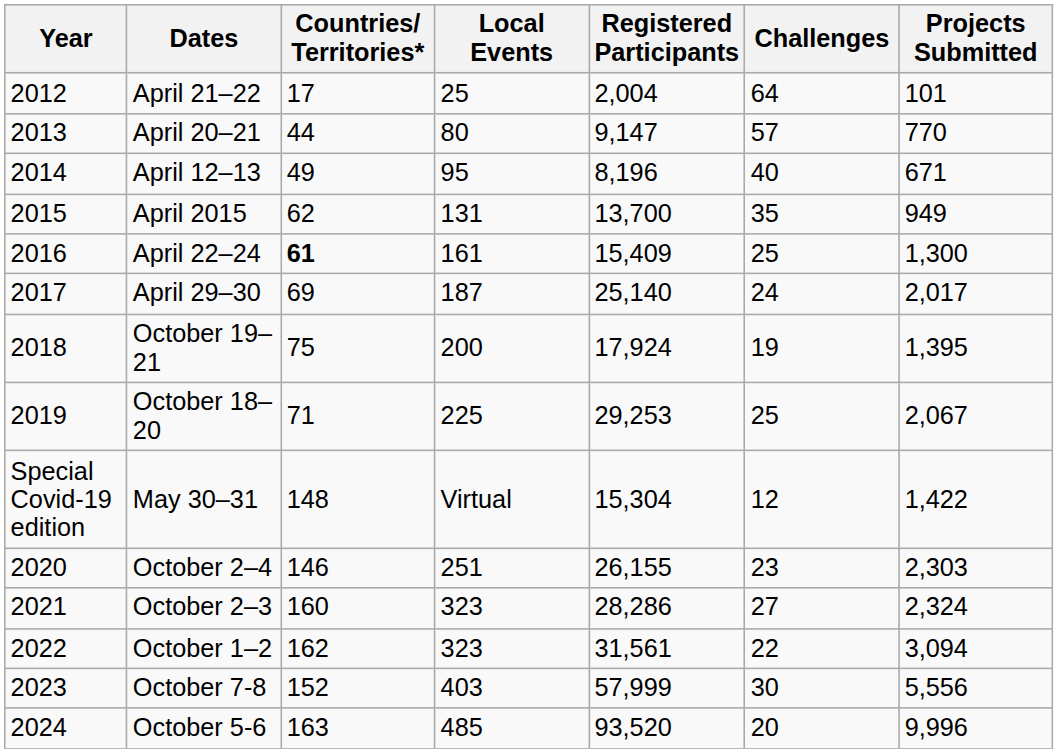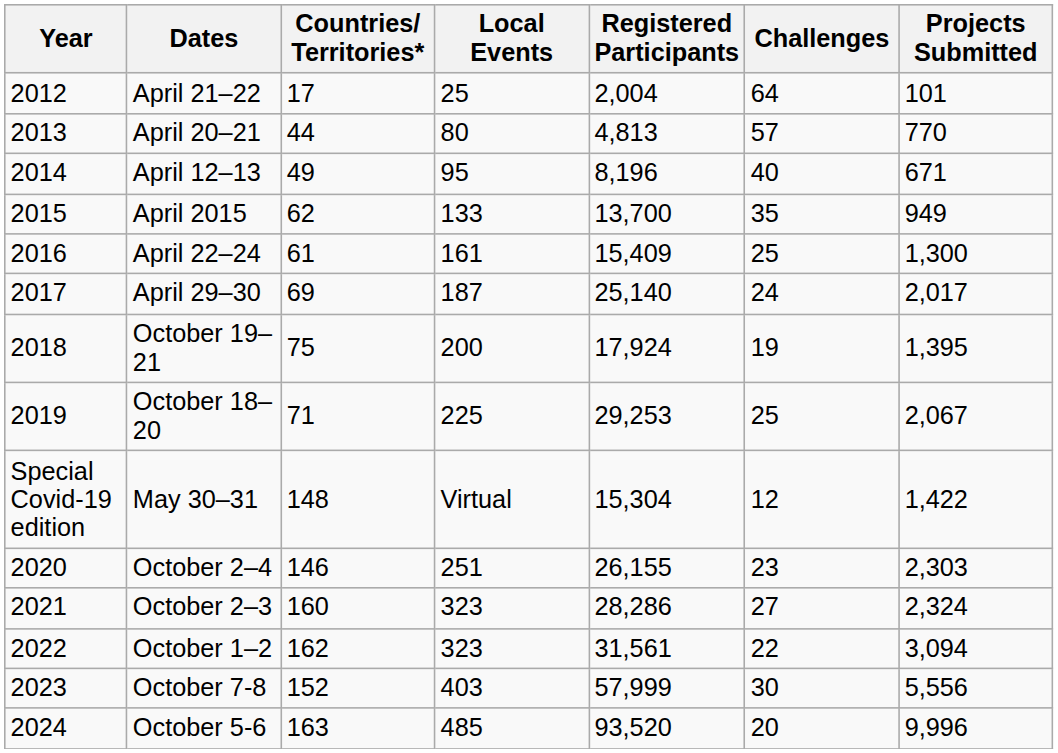(626, 133) 9,147 -> (626, 133) 4,813
(462, 213) 131 -> (462, 213) 133
(301, 253) bold -> (301, 253) normal
